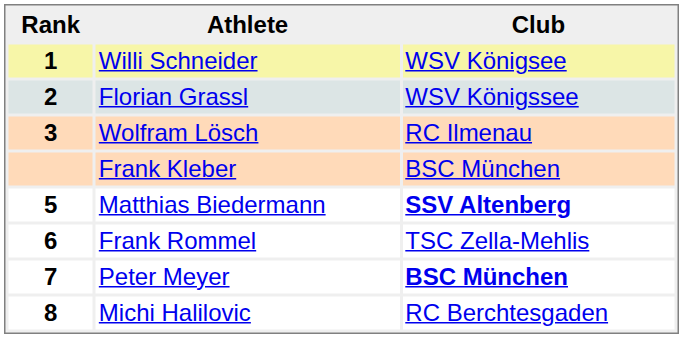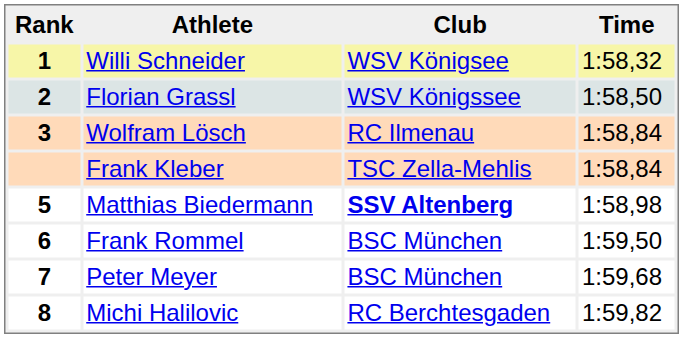+ column: (627, 24)
(483, 168) BSC München -> (439, 168) TSC Zella-Mehlis
(497, 240) TSC Zella-Mehlis -> (425, 240) BSC München
(487, 276) bold -> (425, 276) normal
